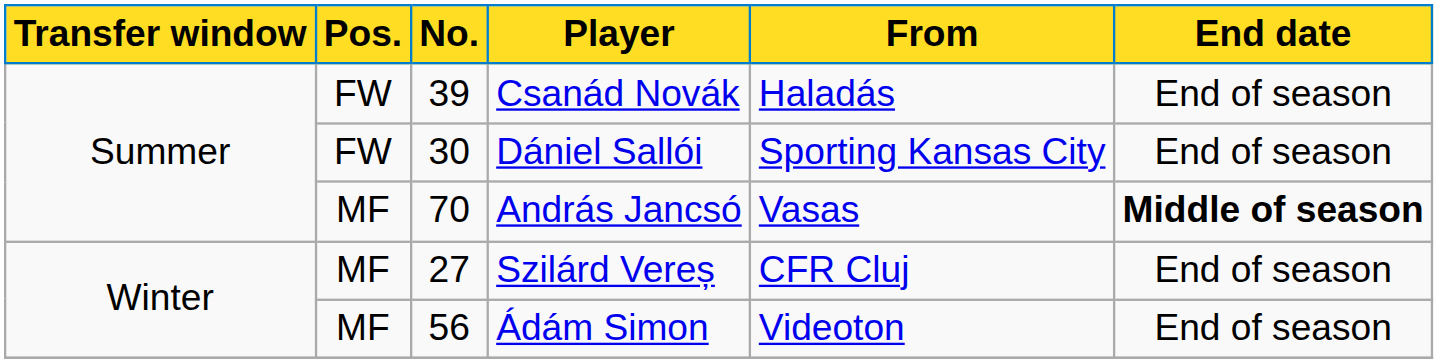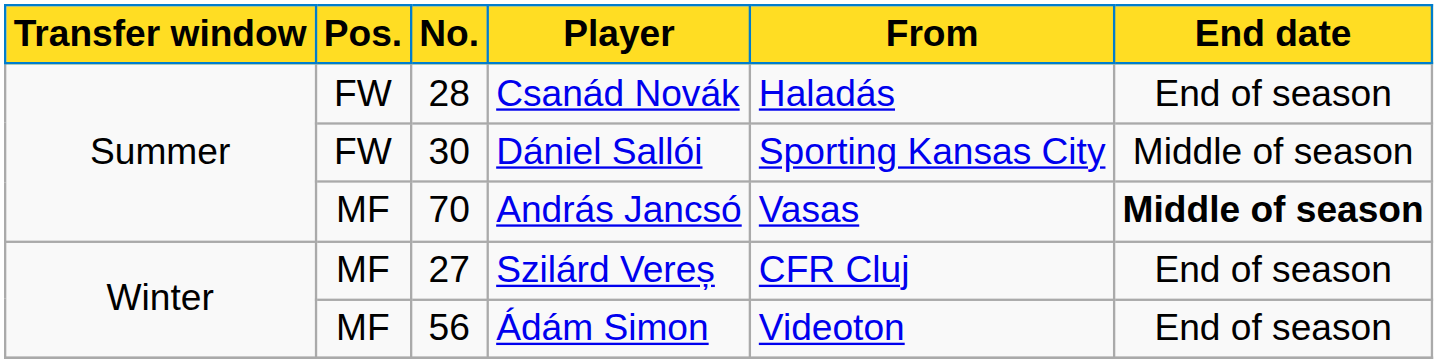(449, 92) 39 -> (449, 92) 28
(1273, 151) End of season -> (1273, 151) Middle of season
